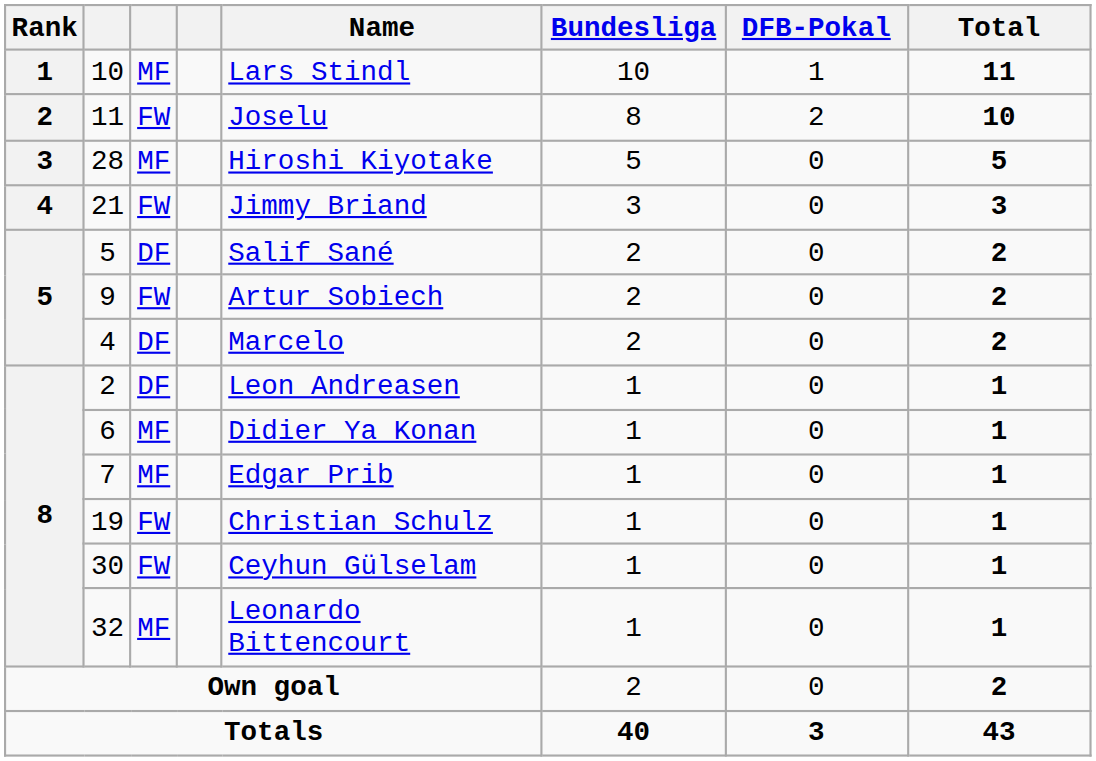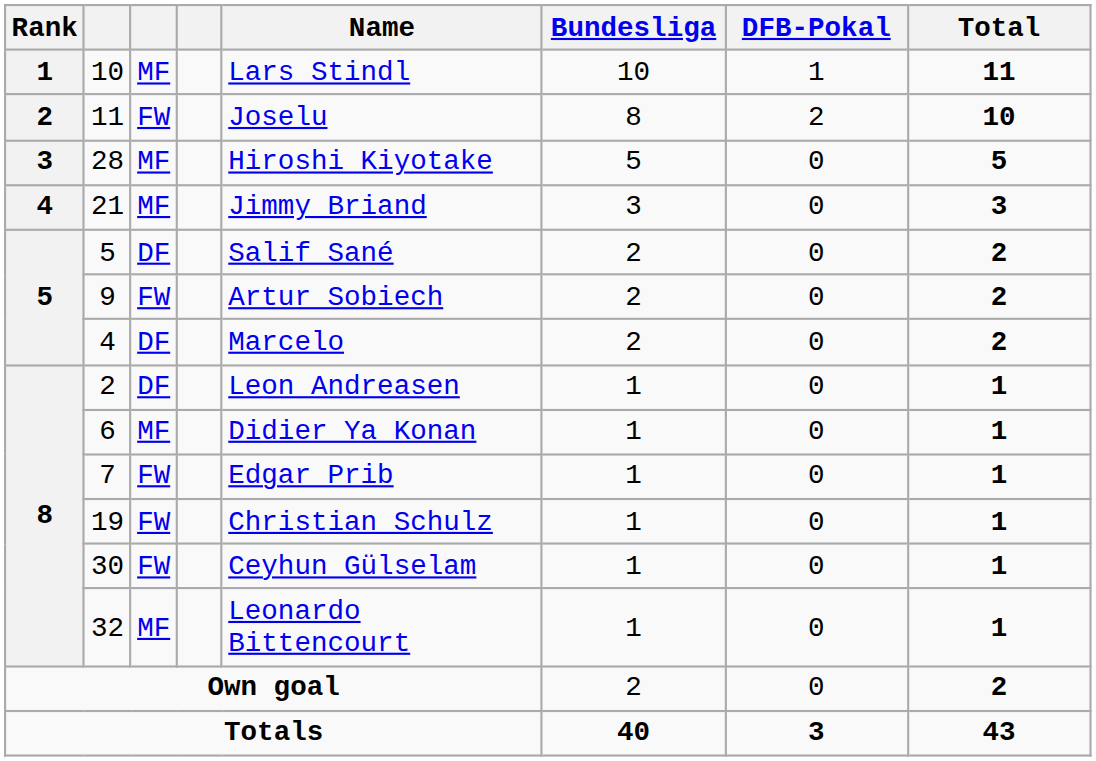(154, 207) FW -> (154, 207) MF
(154, 477) MF -> (154, 477) FW
